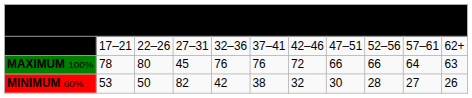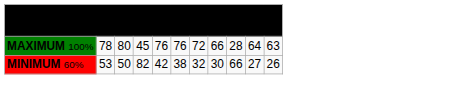- row: (43, 45)
(374, 64) 66 -> (236, 45) 28
(374, 83) 28 -> (236, 64) 66
